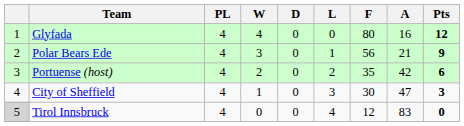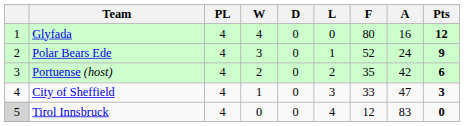(369, 53) 56 -> (369, 53) 52
(405, 53) 21 -> (405, 53) 24
(369, 92) 30 -> (369, 92) 33
